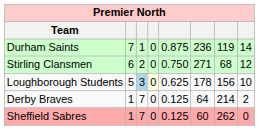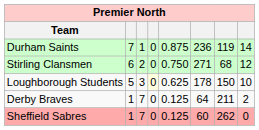(142, 82) lightblue background -> (142, 82) no background
(226, 82) 156 -> (226, 82) 150
(226, 99) 214 -> (226, 99) 211
